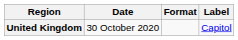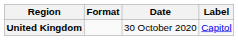columns swapped: (123, 12) <-> (180, 12)
